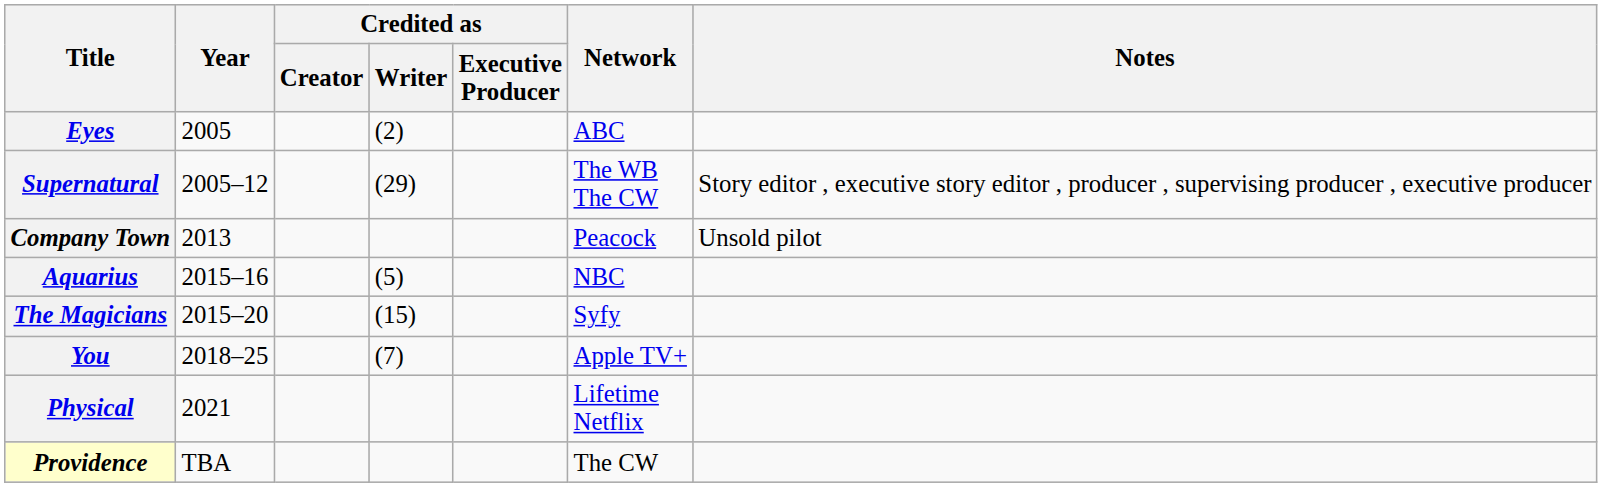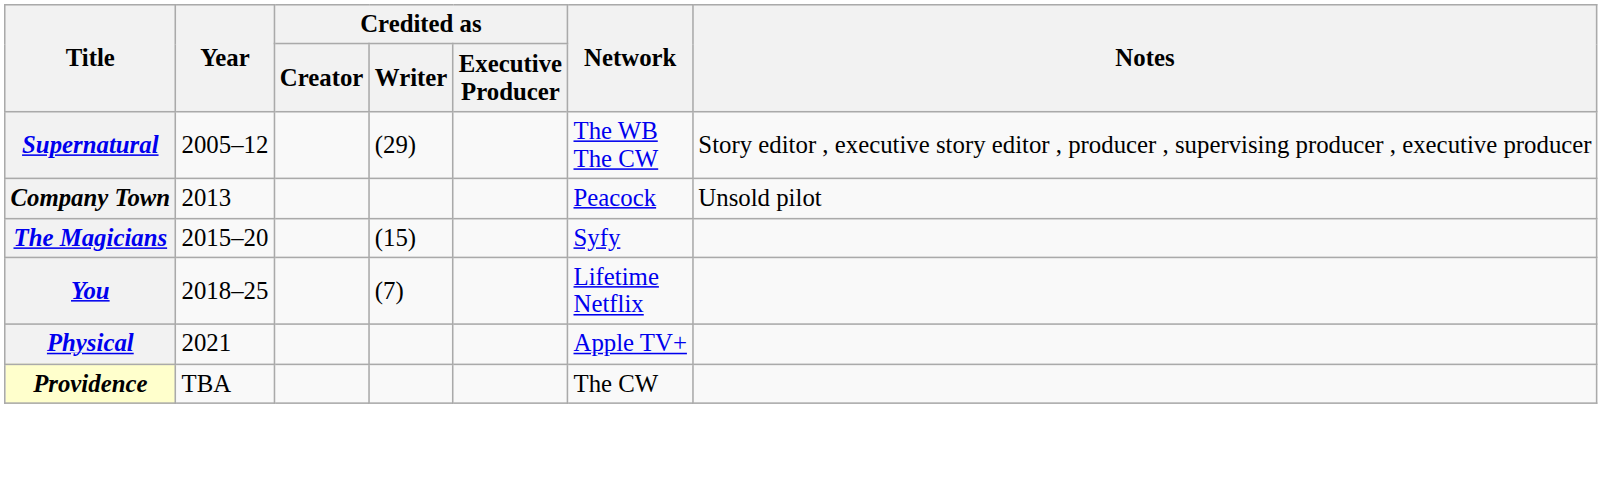- row: (90, 130)
- row: (90, 276)
(630, 355) Apple TV+ -> (616, 290) Lifetime Netflix
(616, 408) Lifetime Netflix -> (630, 343) Apple TV+
